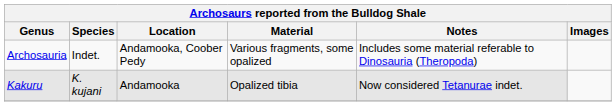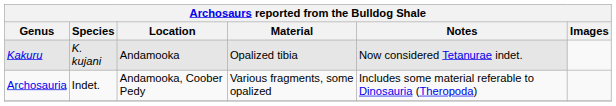rows swapped: (37, 55) <-> (25, 85)
